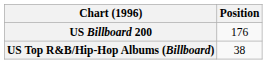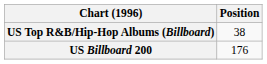rows swapped: (111, 31) <-> (111, 50)
